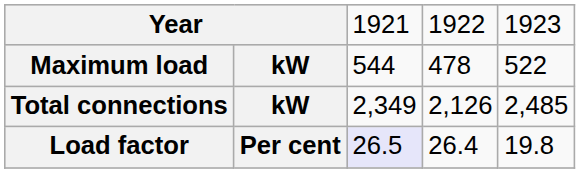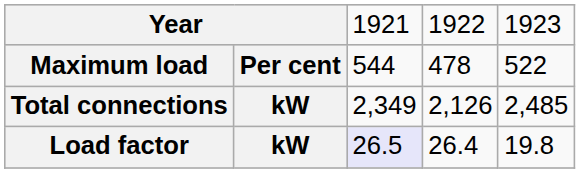(290, 65) kW -> (290, 65) Per cent
(290, 146) Per cent -> (290, 146) kW
